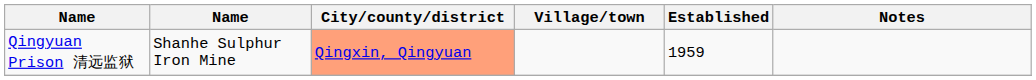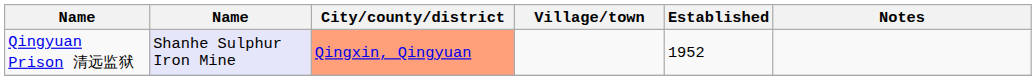(218, 53) no background -> (218, 53) lavender background
(686, 53) 1959 -> (686, 53) 1952
